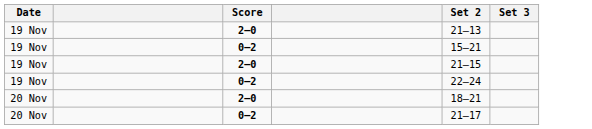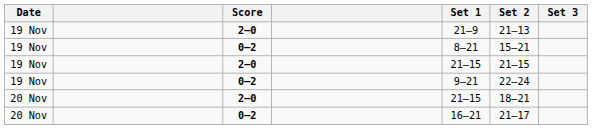+ column: (466, 13)
